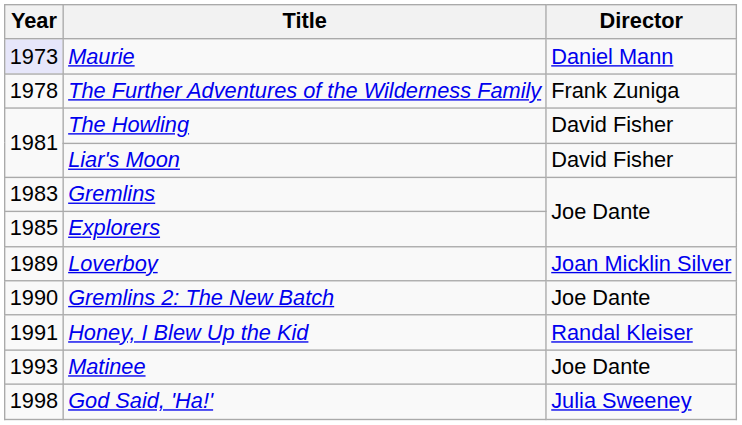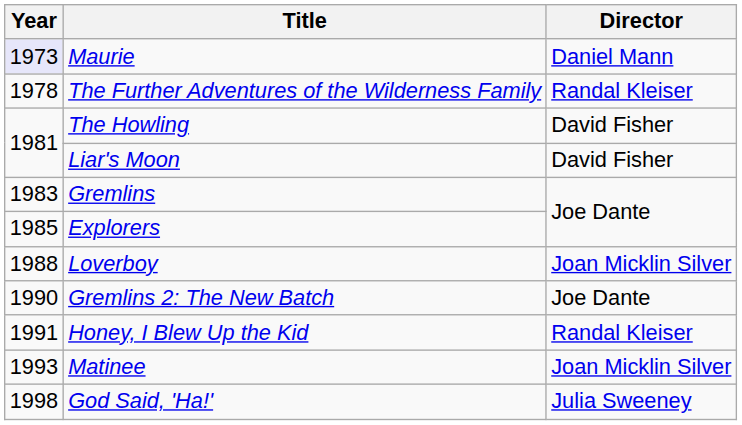(615, 90) Frank Zuniga -> (622, 90) Randal Kleiser
(34, 263) 1989 -> (34, 263) 1988
(601, 366) Joe Dante -> (641, 366) Joan Micklin Silver
